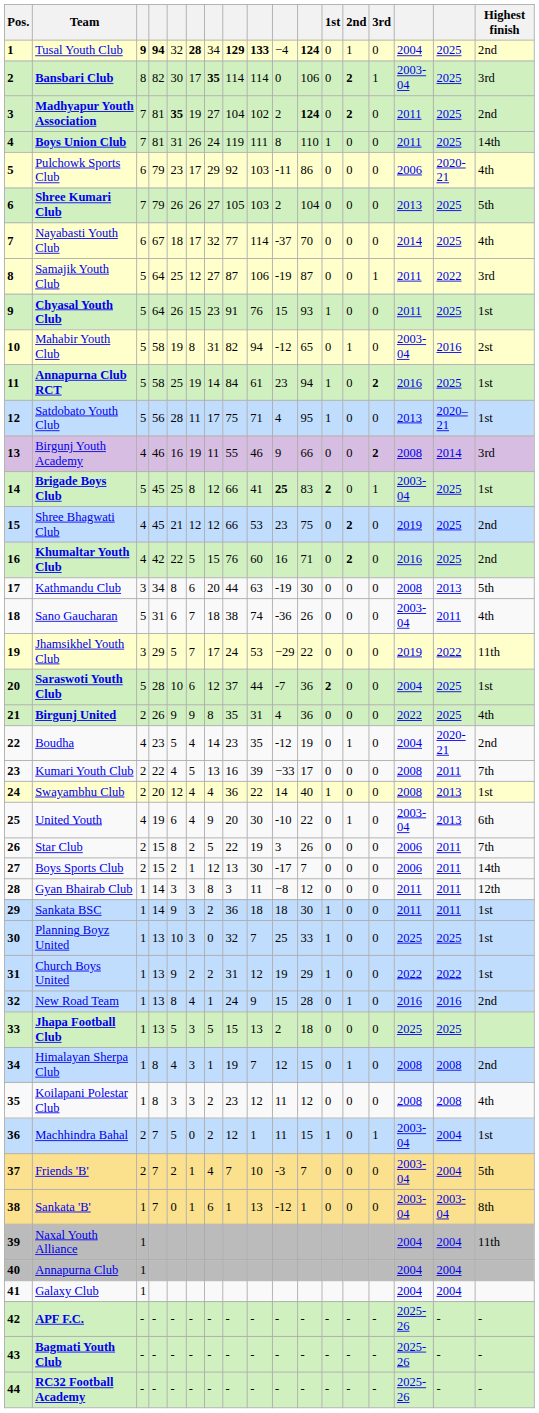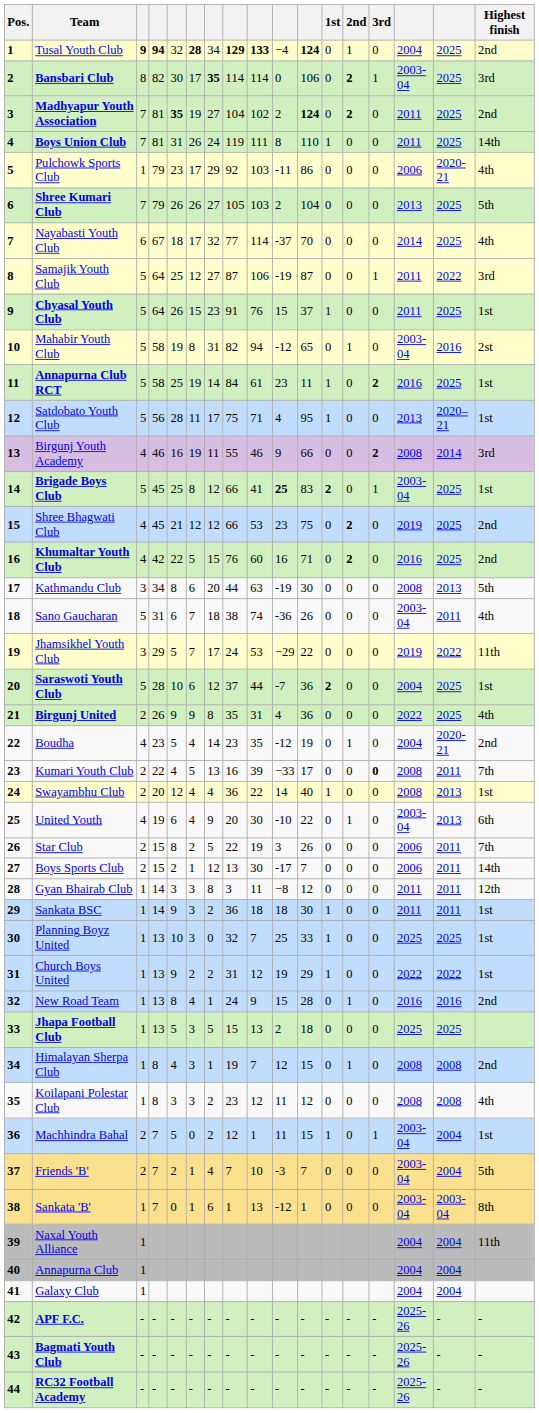(143, 170) 6 -> (143, 170) 1
(307, 312) 93 -> (307, 312) 37
(307, 383) 94 -> (306, 383) 11
(375, 771) normal -> (375, 771) bold
